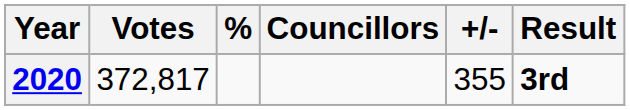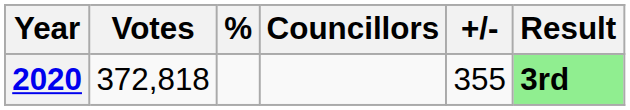(153, 79) 372,817 -> (153, 79) 372,818
(545, 79) no background -> (545, 79) lightgreen background
